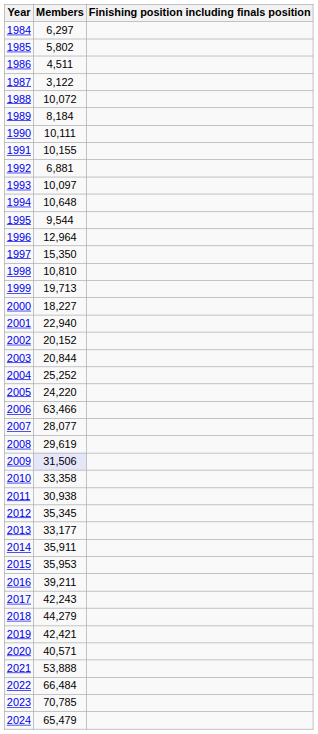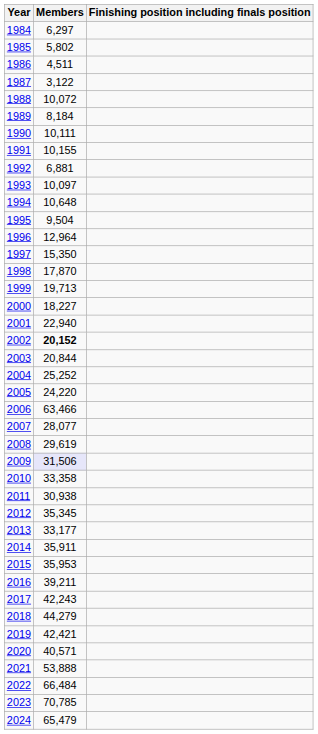(60, 220) 9,544 -> (60, 220) 9,504
(60, 271) 10,810 -> (60, 271) 17,870
(60, 340) normal -> (60, 340) bold
